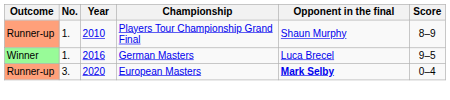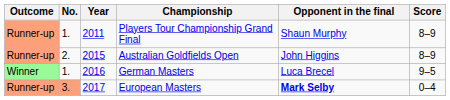(94, 34) 2010 -> (93, 34) 2011
+ row: (179, 55)
(66, 71) no background -> (66, 87) lightsalmon background
(94, 71) 2020 -> (94, 87) 2017
